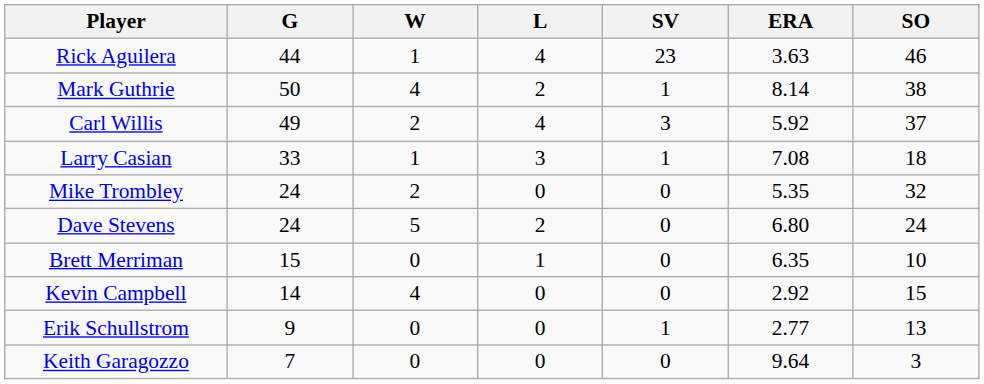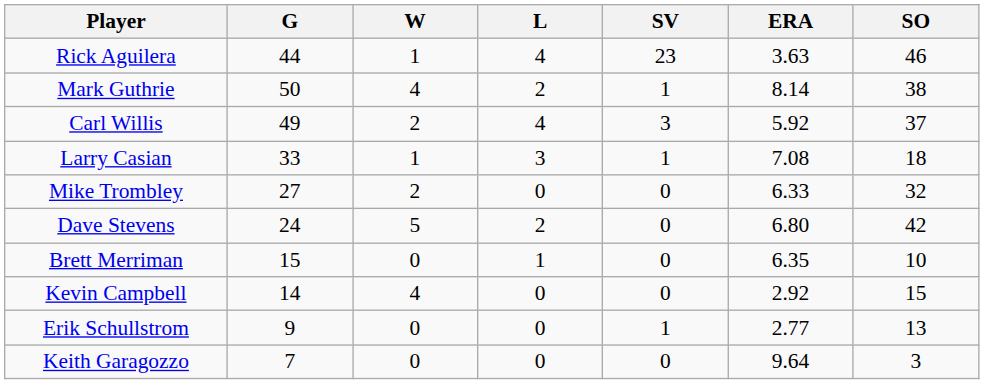(290, 191) 24 -> (290, 191) 27
(791, 191) 5.35 -> (791, 191) 6.33
(916, 225) 24 -> (916, 225) 42
